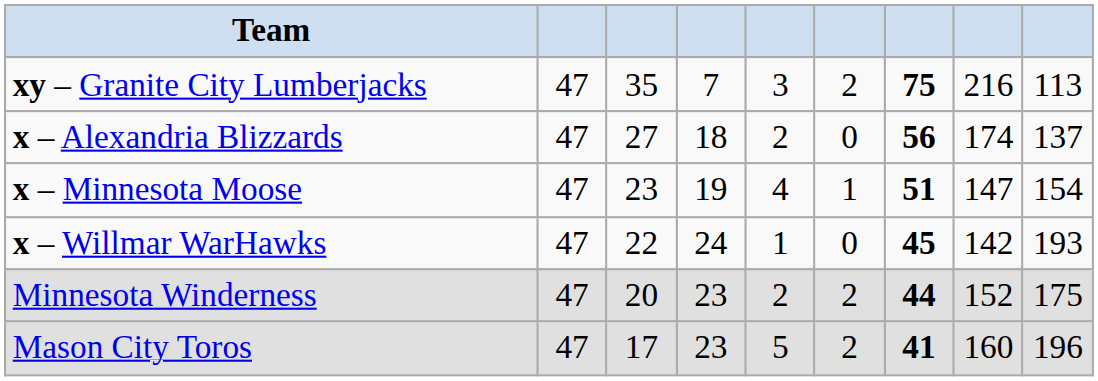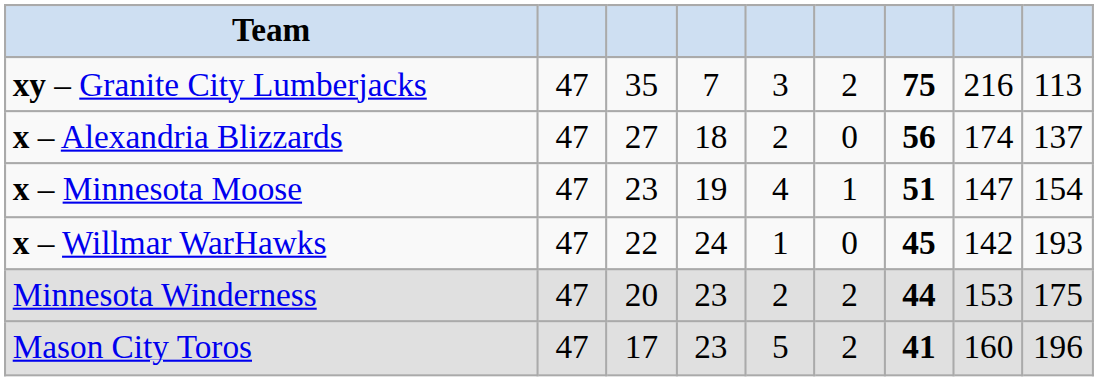(988, 294) 152 -> (988, 294) 153
